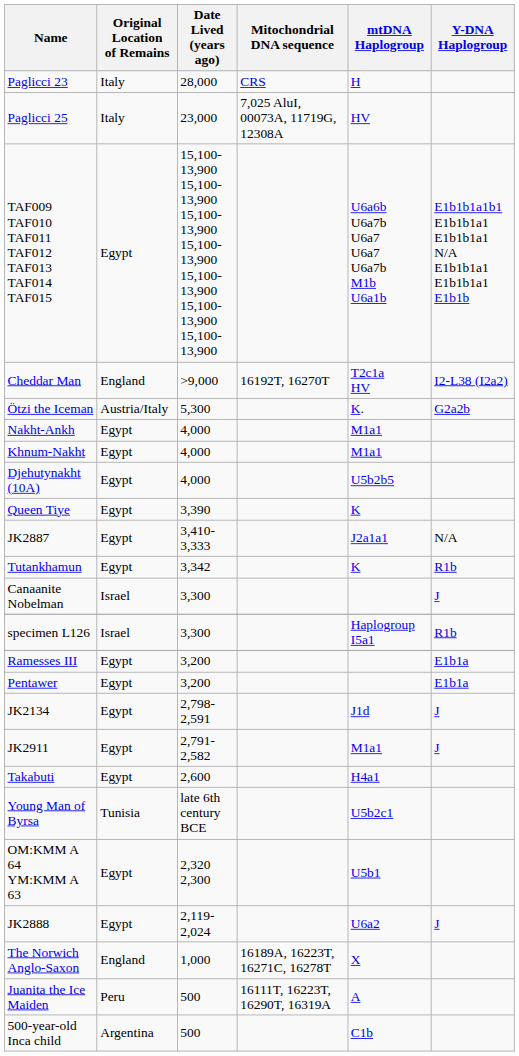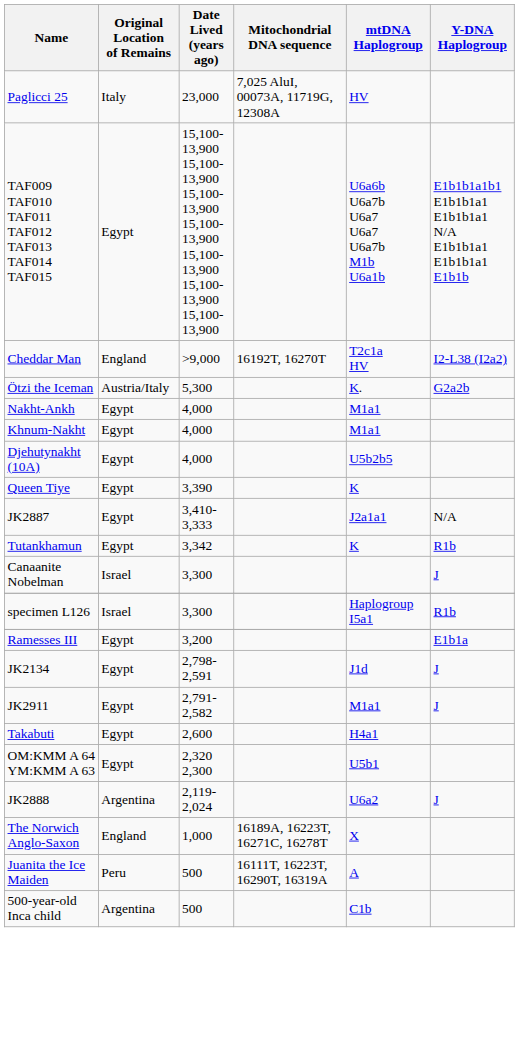- row: (38, 81)
- row: (33, 682)
- row: (46, 813)
(116, 923) Egypt -> (128, 799) Argentina
